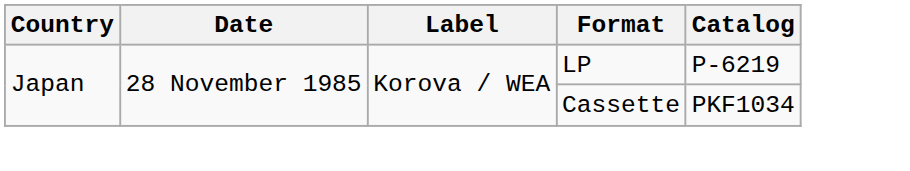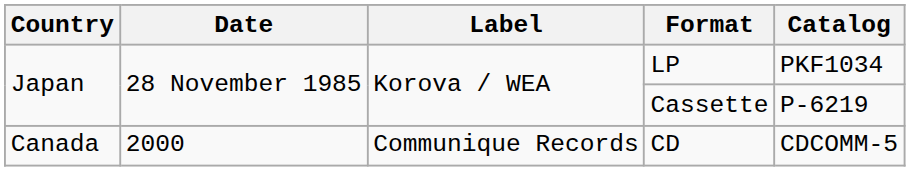(736, 65) P-6219 -> (832, 65) PKF1034
(743, 105) PKF1034 -> (824, 105) P-6219
+ row: (665, 145)
